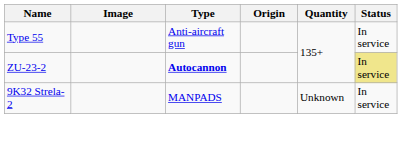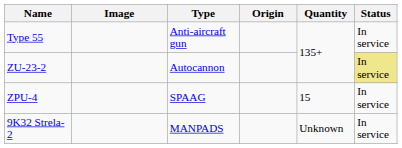(197, 67) bold -> (197, 67) normal
+ row: (22, 98)
